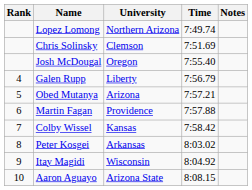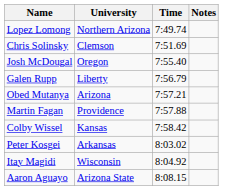- column: (19, 12)
